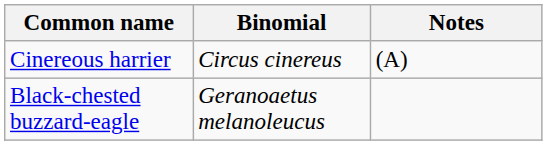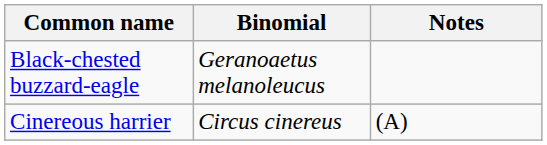rows swapped: (90, 59) <-> (75, 108)
